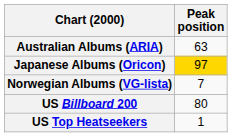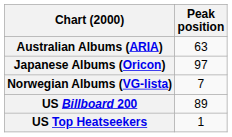(201, 65) gold background -> (201, 65) no background
(201, 103) 80 -> (201, 103) 89
